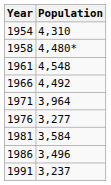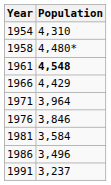(54, 66) normal -> (54, 66) bold
(54, 84) 4,492 -> (54, 84) 4,429
(54, 119) 3,277 -> (54, 119) 3,846
